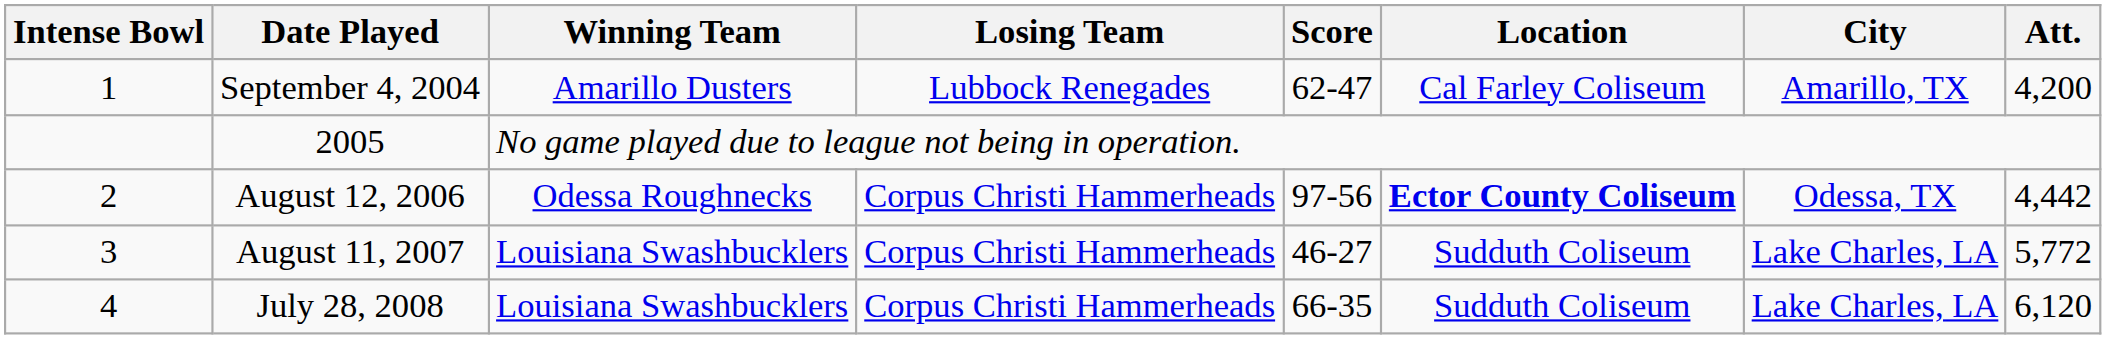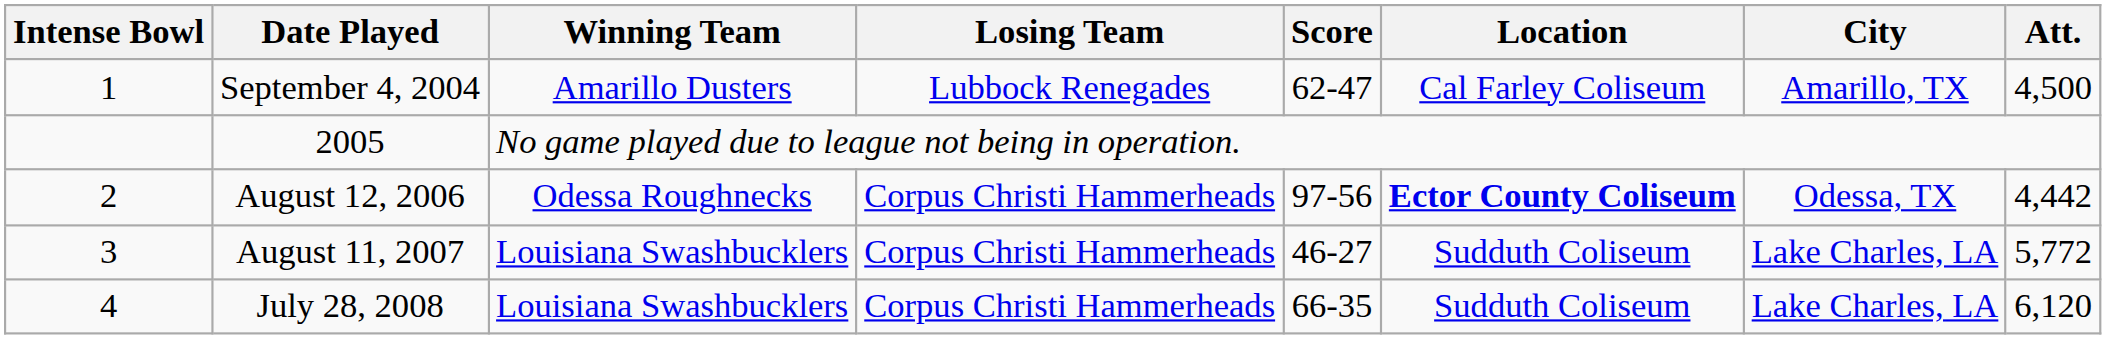(2053, 86) 4,200 -> (2053, 86) 4,500
